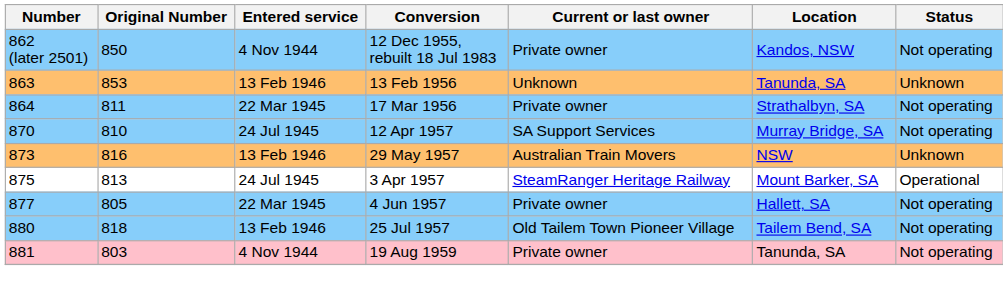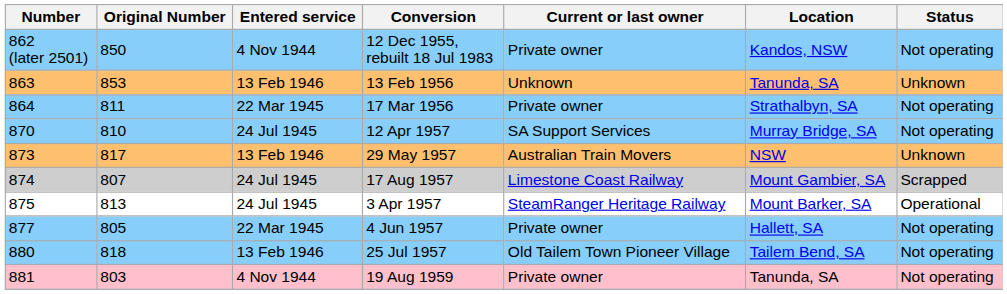(114, 155) 816 -> (113, 155) 817
+ row: (410, 179)
